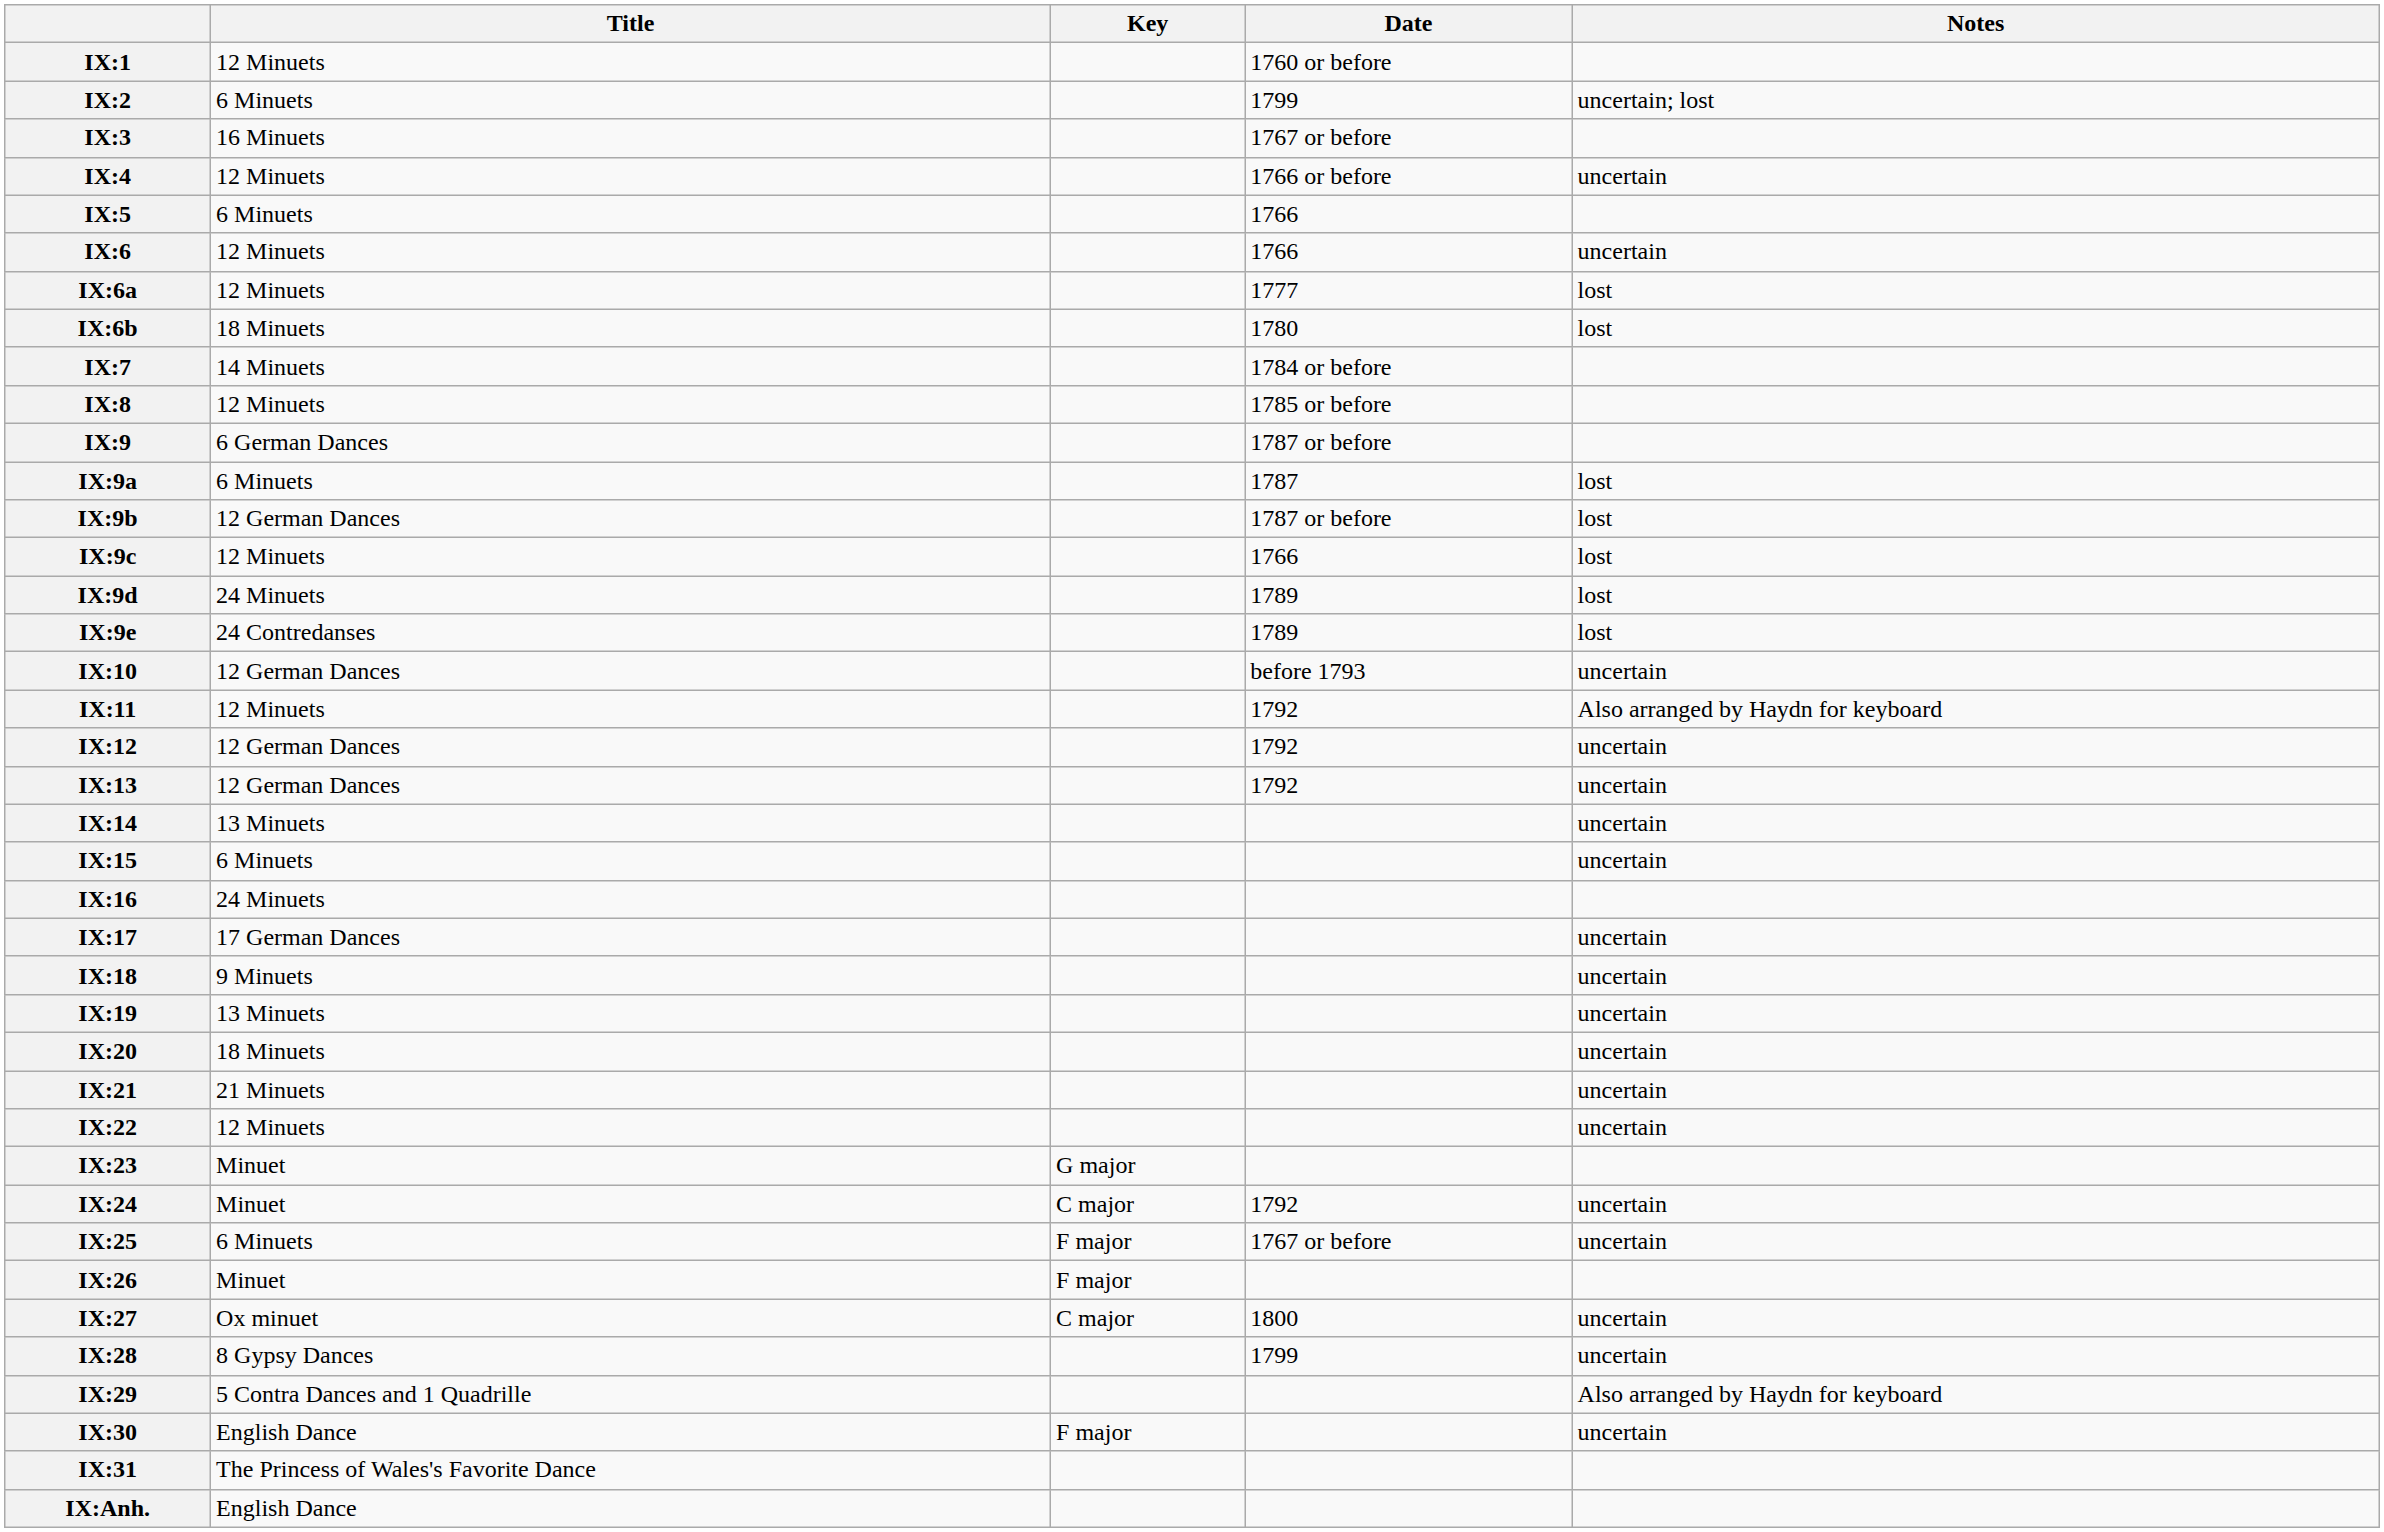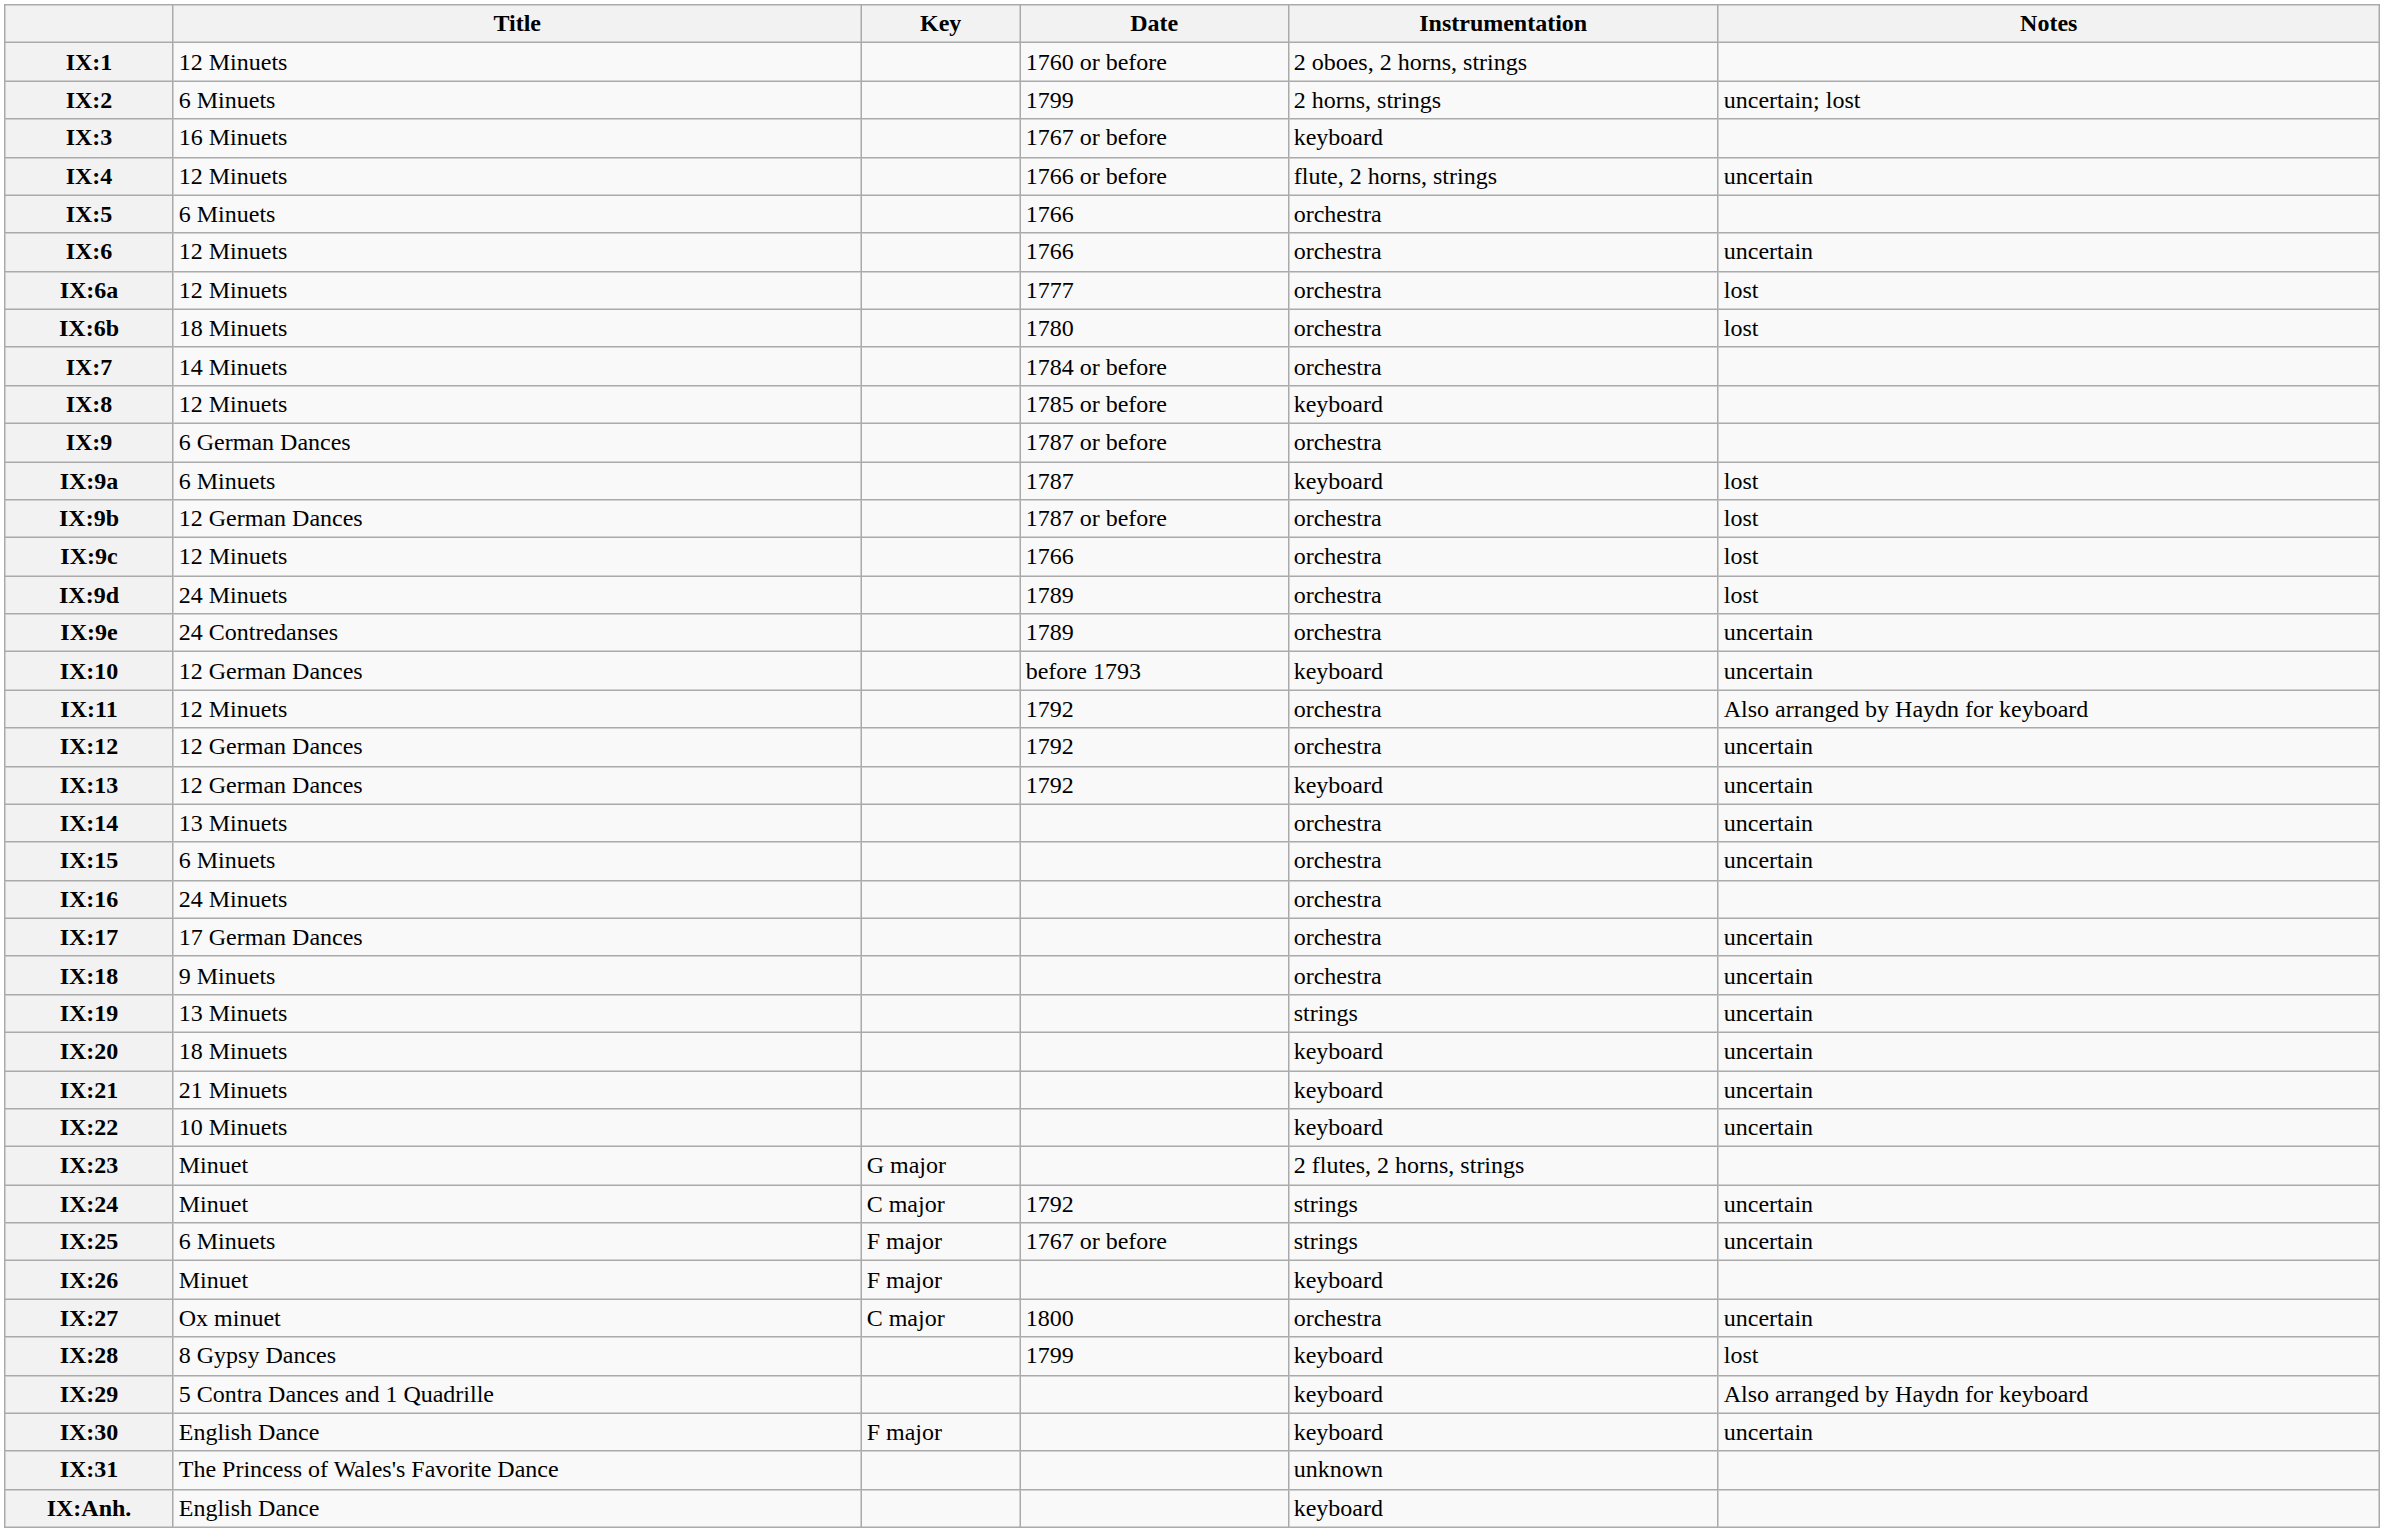+ column: (1503, 23)
(1595, 632) lost -> (1768, 632) uncertain
(270, 1127) 12 Minuets -> (233, 1127) 10 Minuets
(1622, 1355) uncertain -> (1741, 1355) lost
